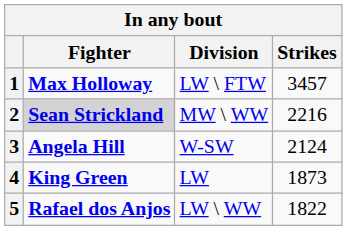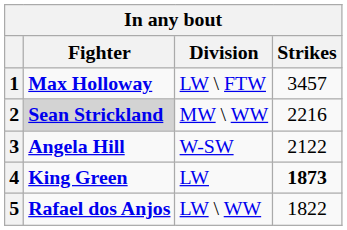(307, 146) 2124 -> (307, 146) 2122
(307, 177) normal -> (307, 177) bold
